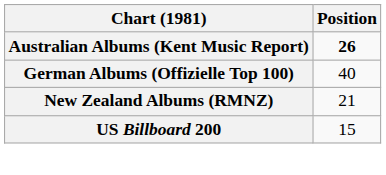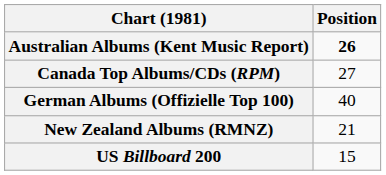+ row: (159, 73)
